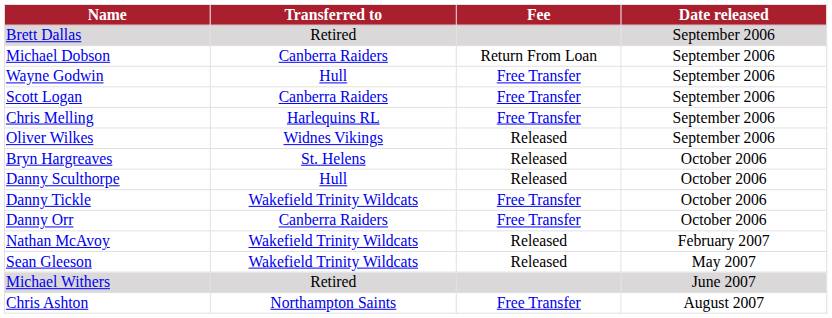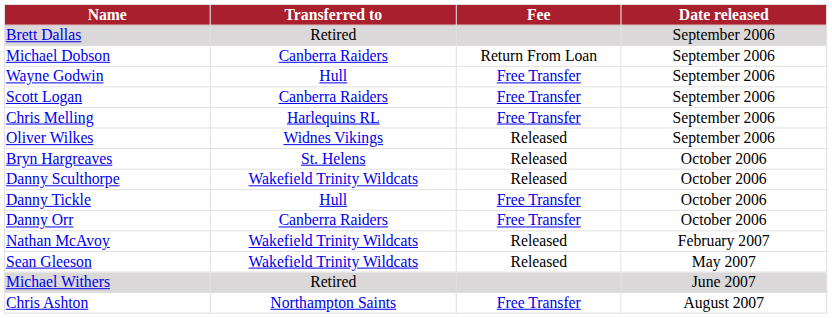(333, 179) Hull -> (333, 179) Wakefield Trinity Wildcats
(333, 200) Wakefield Trinity Wildcats -> (333, 200) Hull
